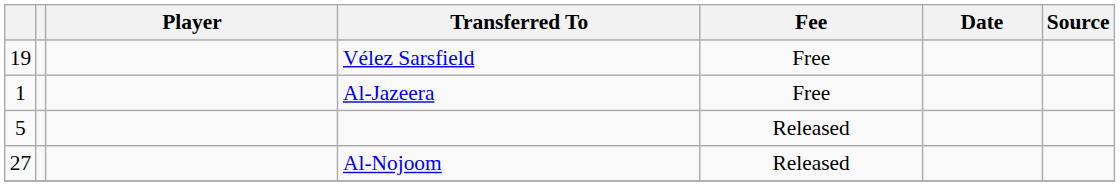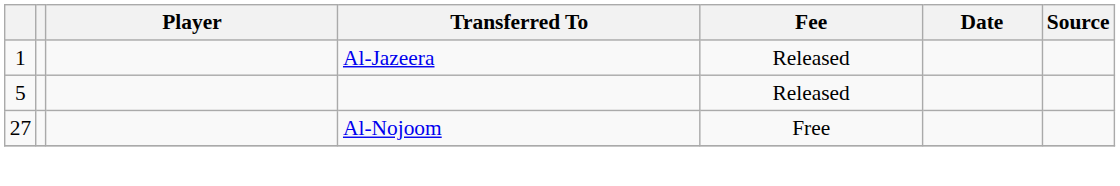- row: (20, 57)
(811, 93) Free -> (811, 57) Released
(811, 163) Released -> (811, 128) Free
